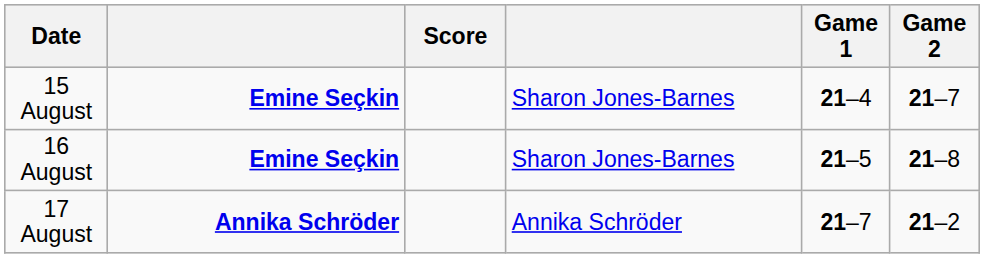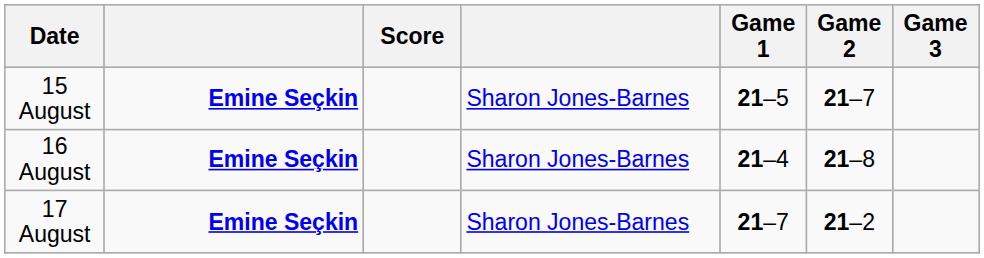+ column: (935, 36)
(846, 98) 21–4 -> (763, 98) 21–5
(846, 160) 21–5 -> (763, 160) 21–4
(307, 222) Annika Schröder -> (283, 222) Emine Seçkin
(597, 222) Annika Schröder -> (578, 222) Sharon Jones-Barnes
